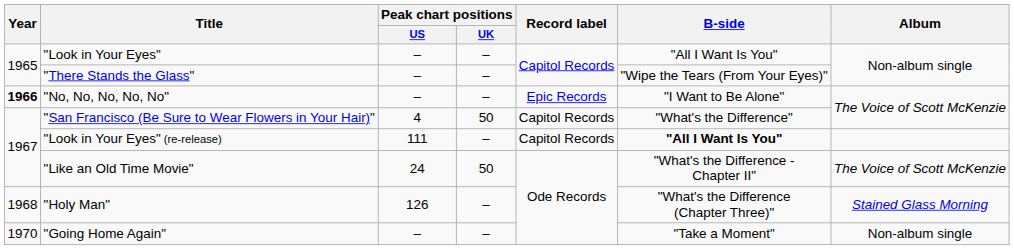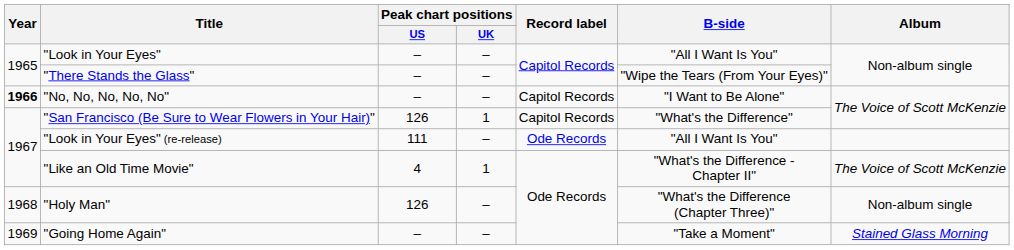(567, 97) Epic Records -> (567, 97) Capitol Records
(417, 118) 4 -> (417, 118) 126
(486, 118) 50 -> (486, 118) 1
(567, 139) Capitol Records -> (567, 139) Ode Records
(724, 139) bold -> (724, 139) normal
(417, 168) 24 -> (417, 168) 4
(486, 168) 50 -> (486, 168) 1
(920, 204) Stained Glass Morning -> (920, 204) Non-album single
(22, 233) 1970 -> (22, 233) 1969
(920, 233) Non-album single -> (920, 233) Stained Glass Morning
